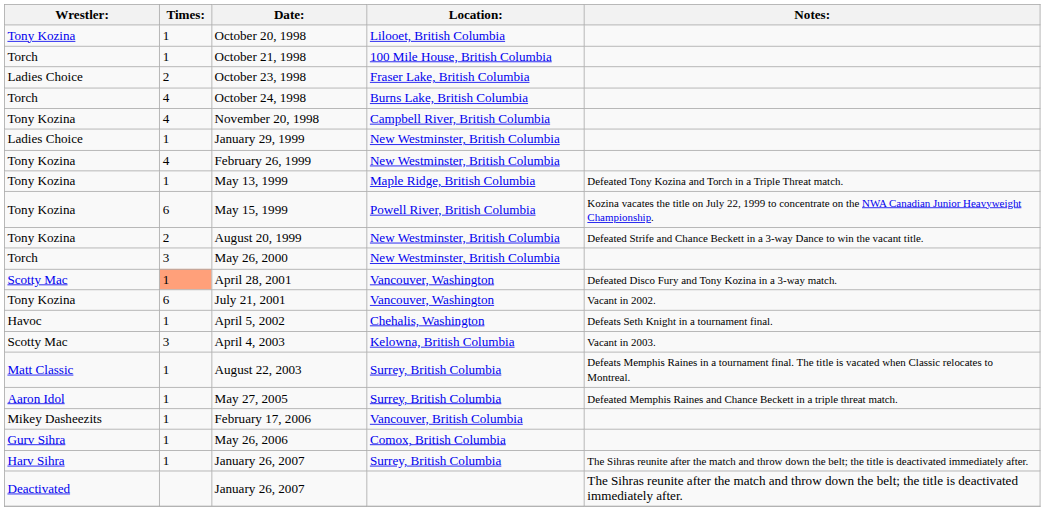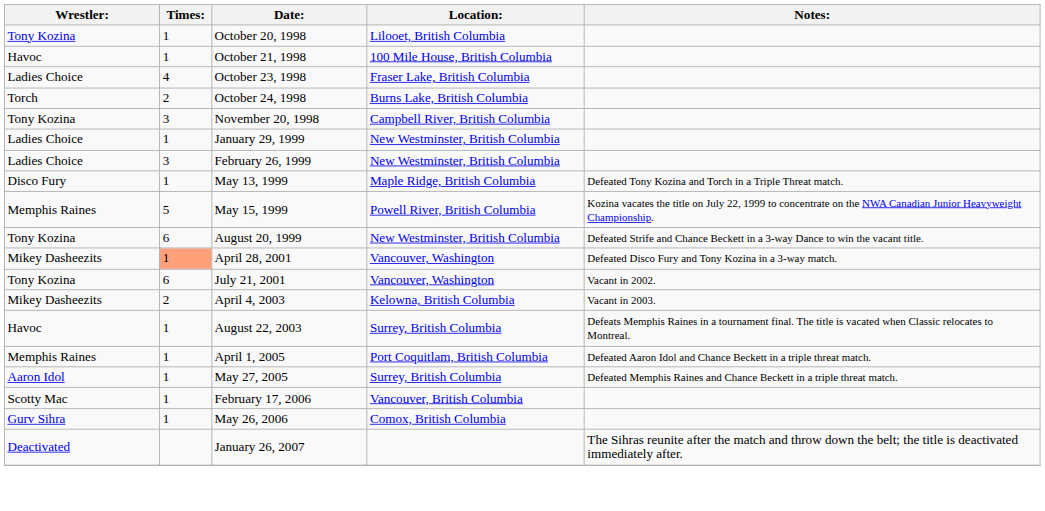(23, 56) Torch -> (25, 56) Havoc
(166, 77) 2 -> (166, 77) 4
(166, 98) 4 -> (166, 98) 2
(166, 118) 4 -> (166, 118) 3
(41, 160) Tony Kozina -> (45, 160) Ladies Choice
(166, 160) 4 -> (166, 160) 3
(41, 181) Tony Kozina -> (37, 181) Disco Fury
(41, 209) Tony Kozina -> (52, 209) Memphis Raines
(166, 209) 6 -> (166, 209) 5
(166, 237) 2 -> (166, 237) 6
- row: (251, 258)
(37, 279) Scotty Mac -> (55, 258) Mikey Dasheezits
- row: (250, 320)
(37, 341) Scotty Mac -> (55, 300) Mikey Dasheezits
(166, 341) 3 -> (166, 300) 2
(40, 369) Matt Classic -> (25, 328) Havoc
+ row: (250, 356)
(55, 418) Mikey Dasheezits -> (37, 398) Scotty Mac
- row: (260, 460)
